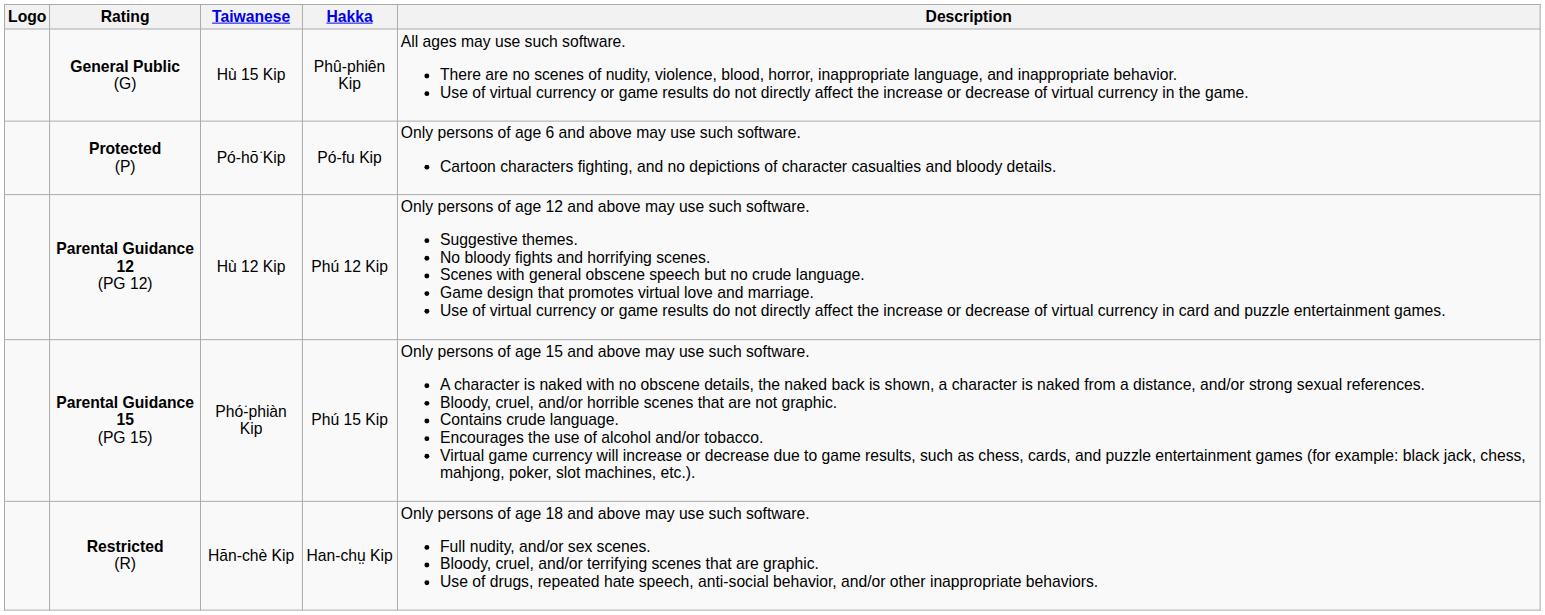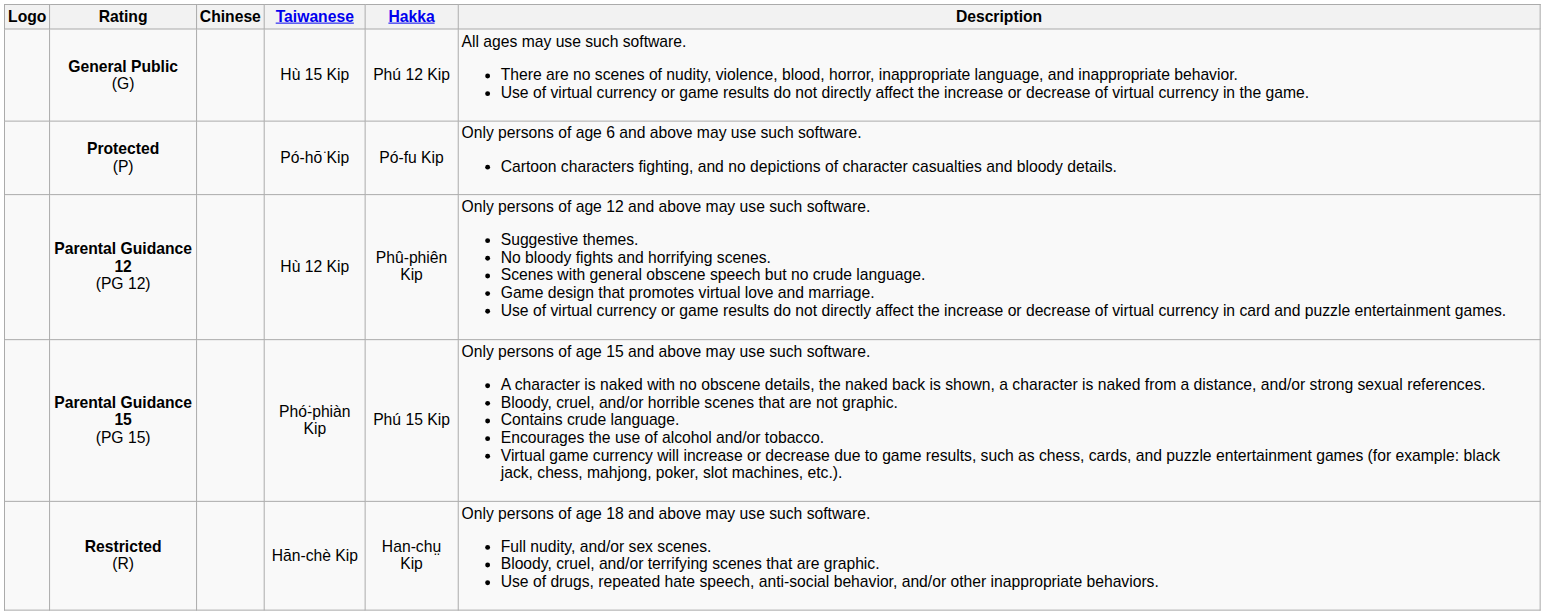+ column: (230, 16)
(350, 75) Phû-phiên Kip -> (412, 75) Phú 12 Kip
(350, 266) Phú 12 Kip -> (412, 266) Phû-phiên Kip
